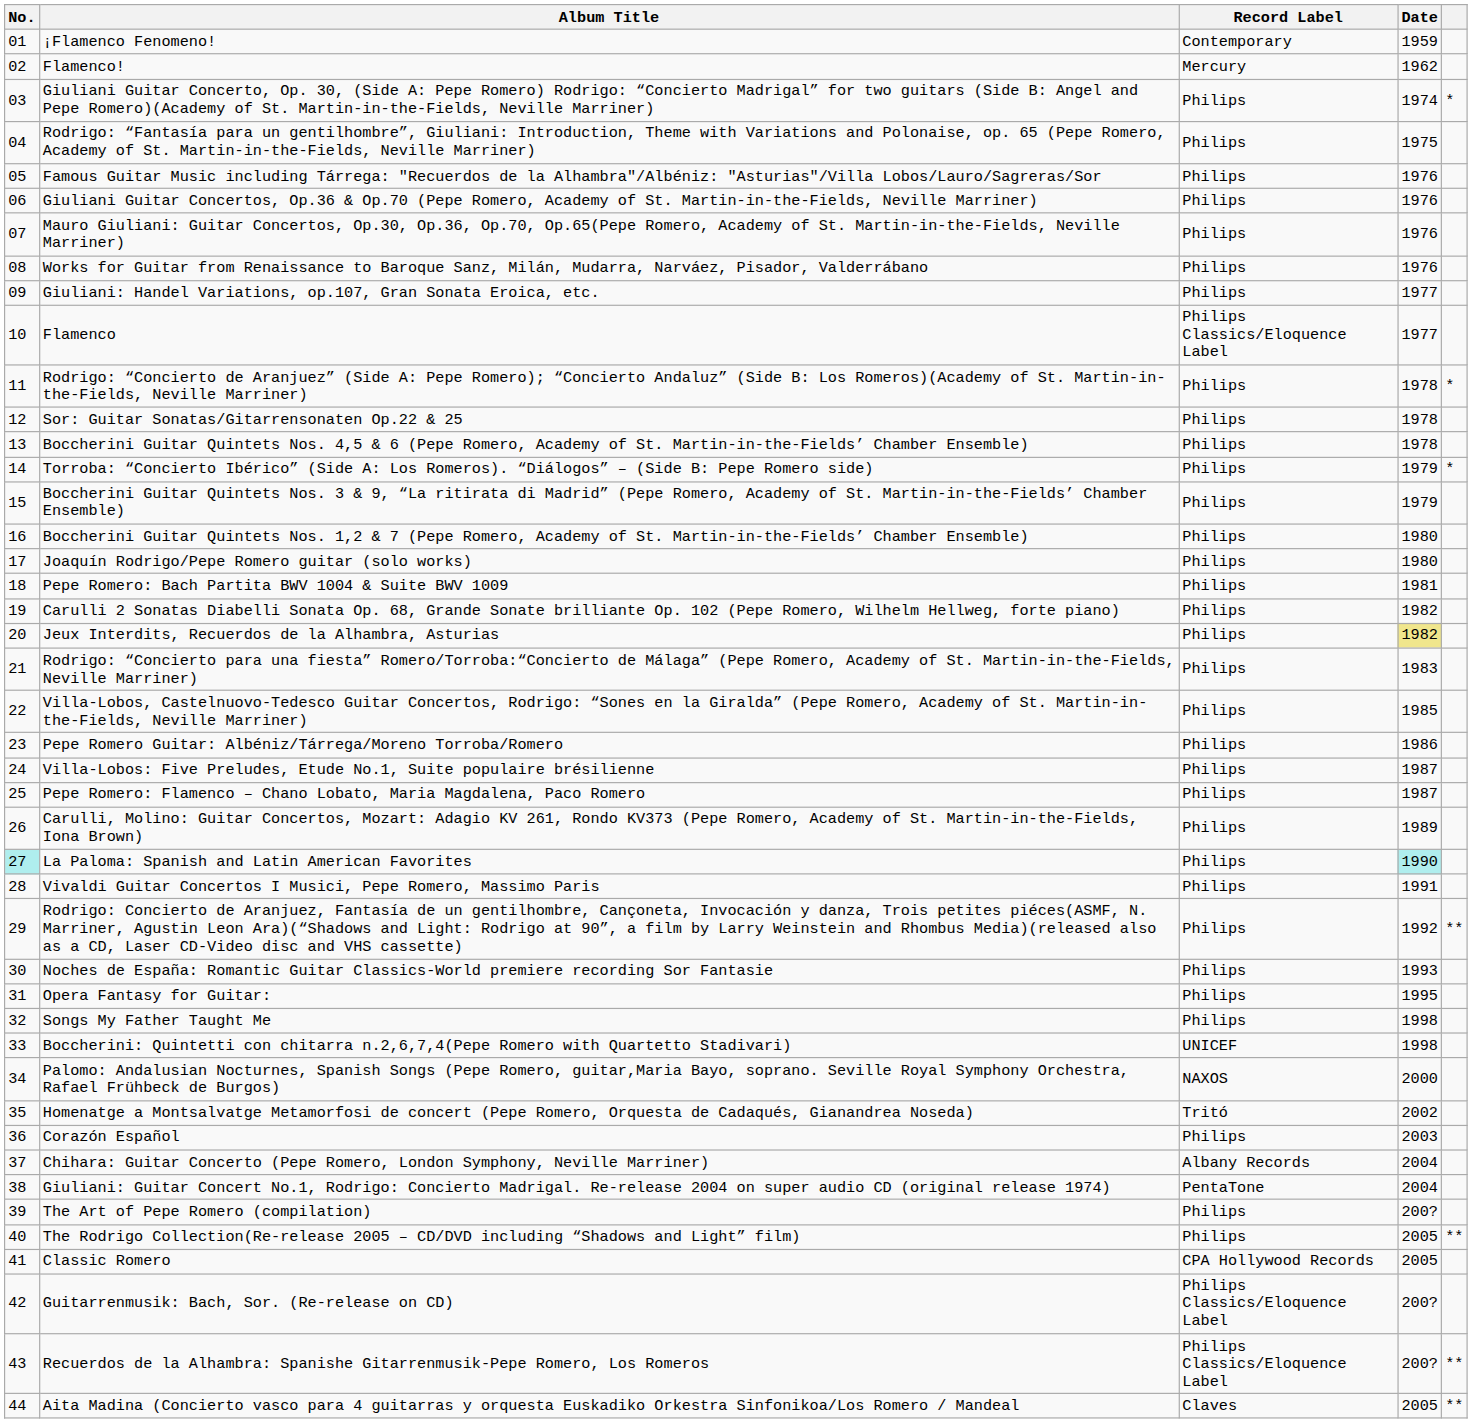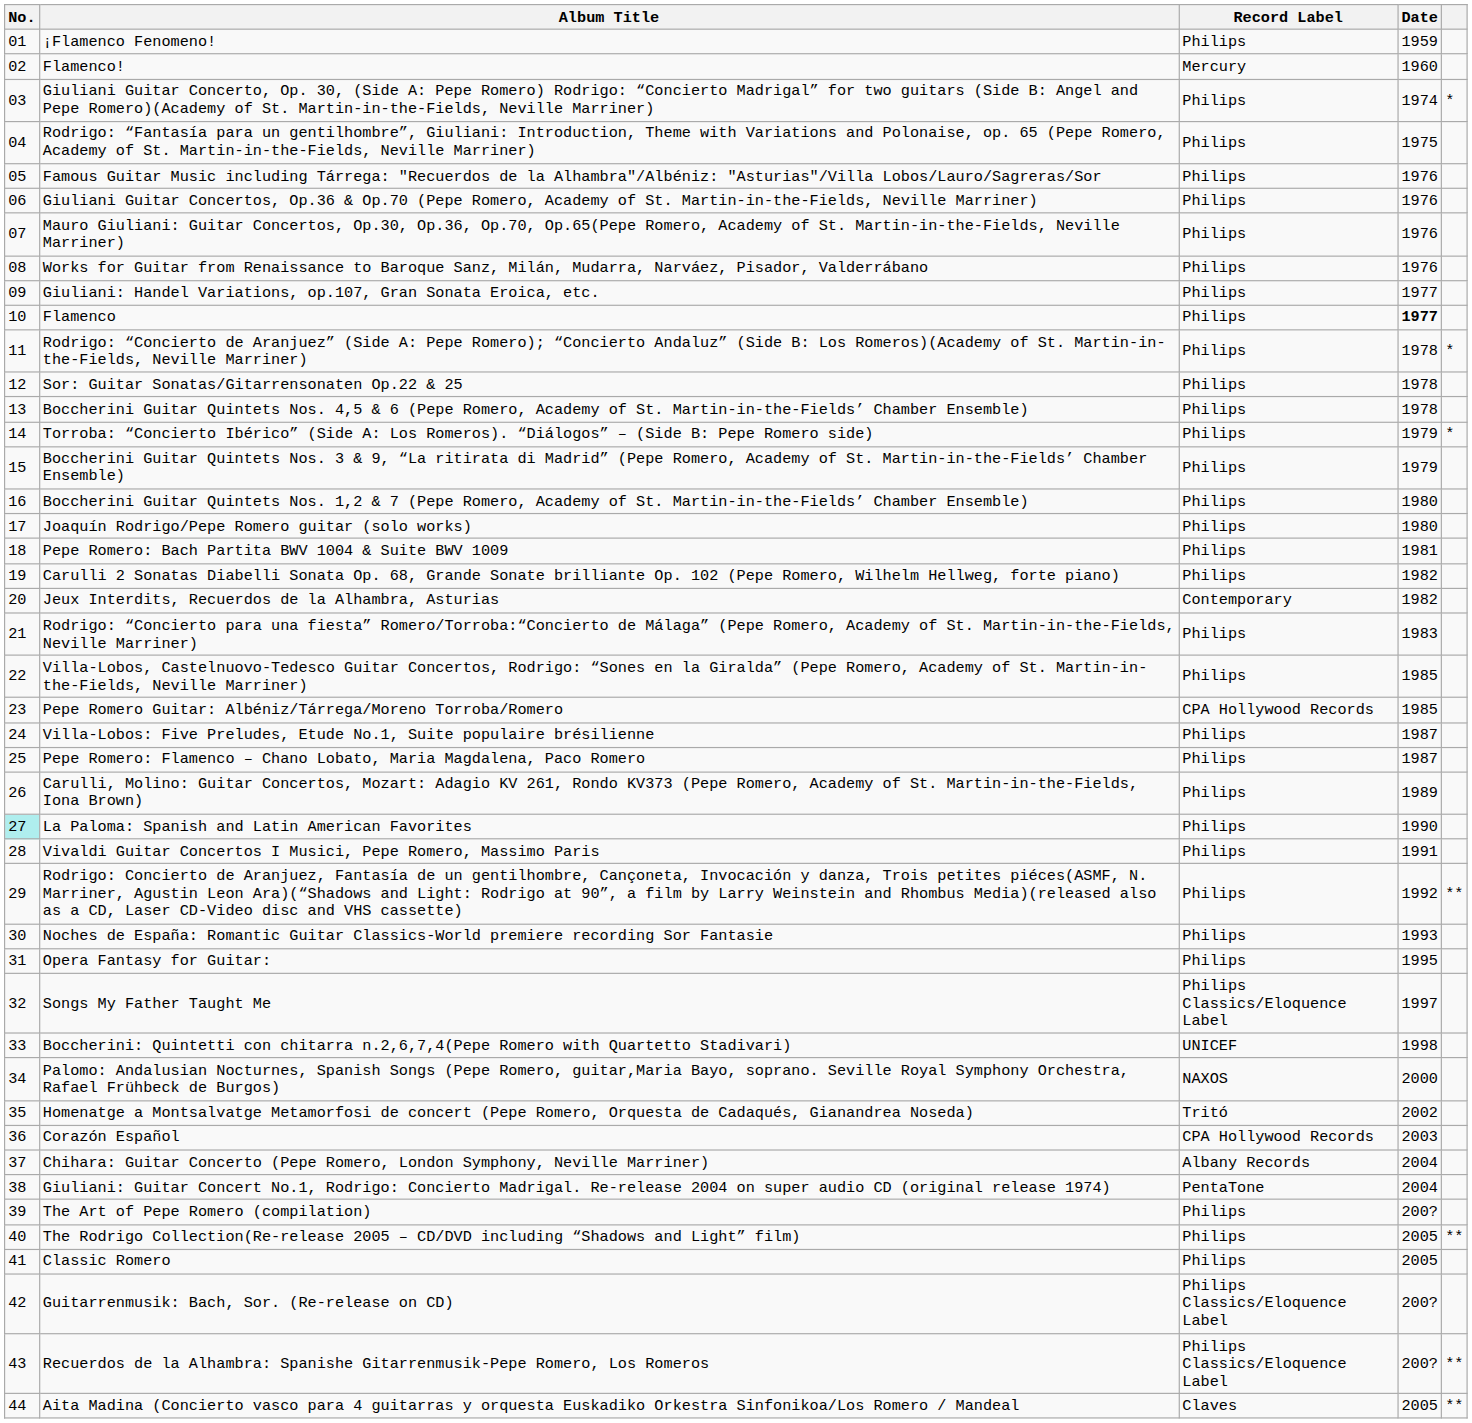(1237, 42) Contemporary -> (1214, 42) Philips
(1420, 67) 1962 -> (1420, 67) 1960
(1264, 335) Philips Classics/Eloquence Label -> (1214, 318) Philips
(1420, 335) normal -> (1420, 318) bold
(1214, 636) Philips -> (1237, 601) Contemporary
(1420, 636) khaki background -> (1420, 601) no background
(1214, 745) Philips -> (1278, 710) CPA Hollywood Records
(1420, 745) 1986 -> (1420, 710) 1985
(1420, 862) paleturquoise background -> (1420, 827) no background
(1214, 1021) Philips -> (1264, 1003) Philips Classics/Eloquence Label
(1420, 1021) 1998 -> (1420, 1003) 1997
(1214, 1138) Philips -> (1278, 1138) CPA Hollywood Records
(1278, 1261) CPA Hollywood Records -> (1214, 1261) Philips
